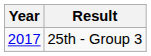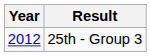(24, 39) 2017 -> (24, 39) 2012
